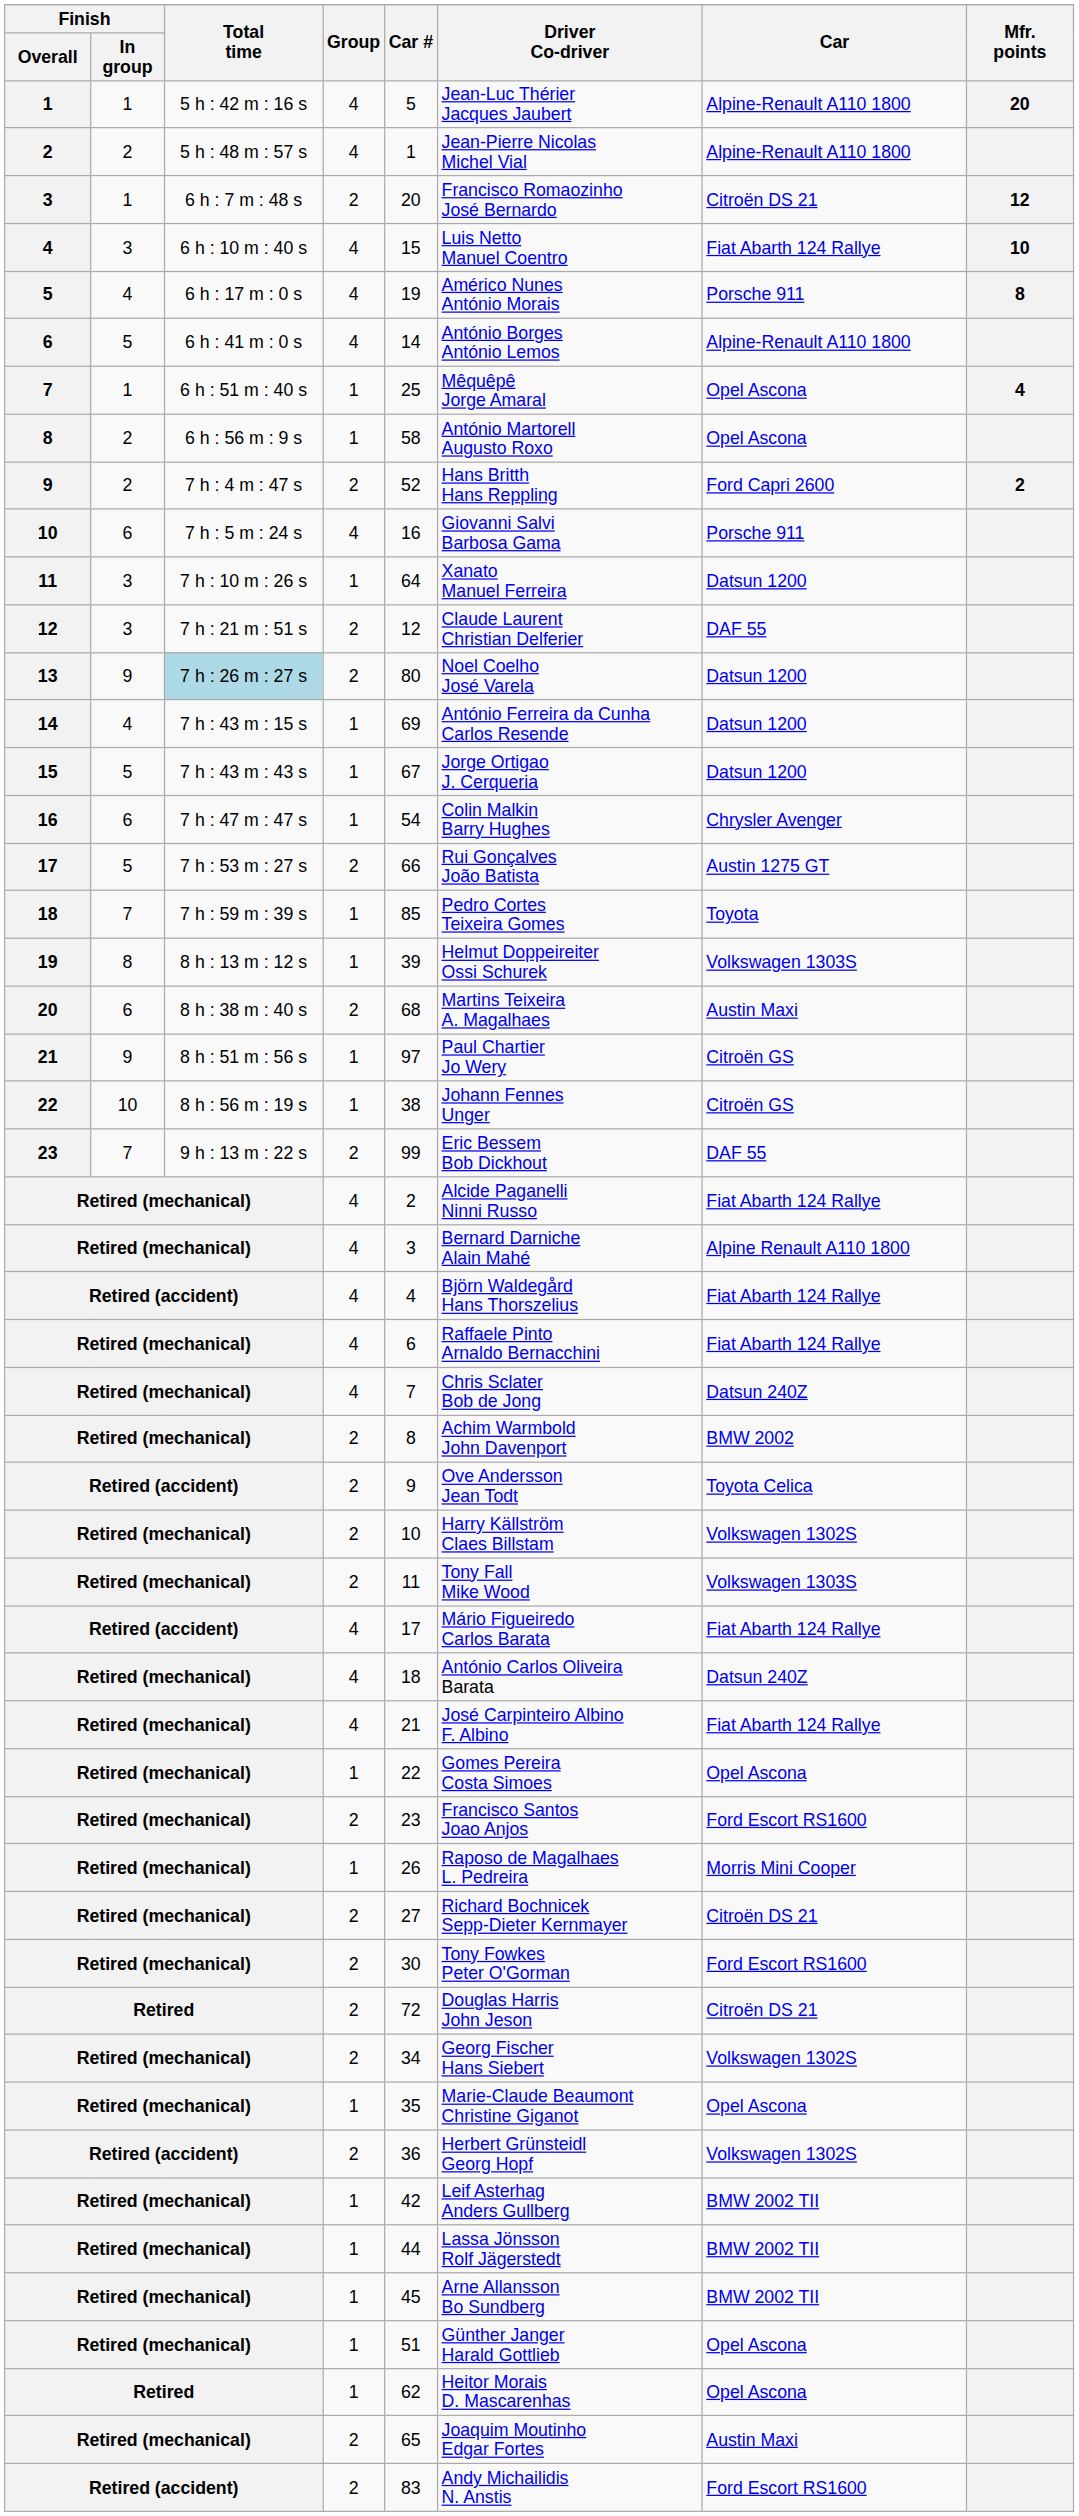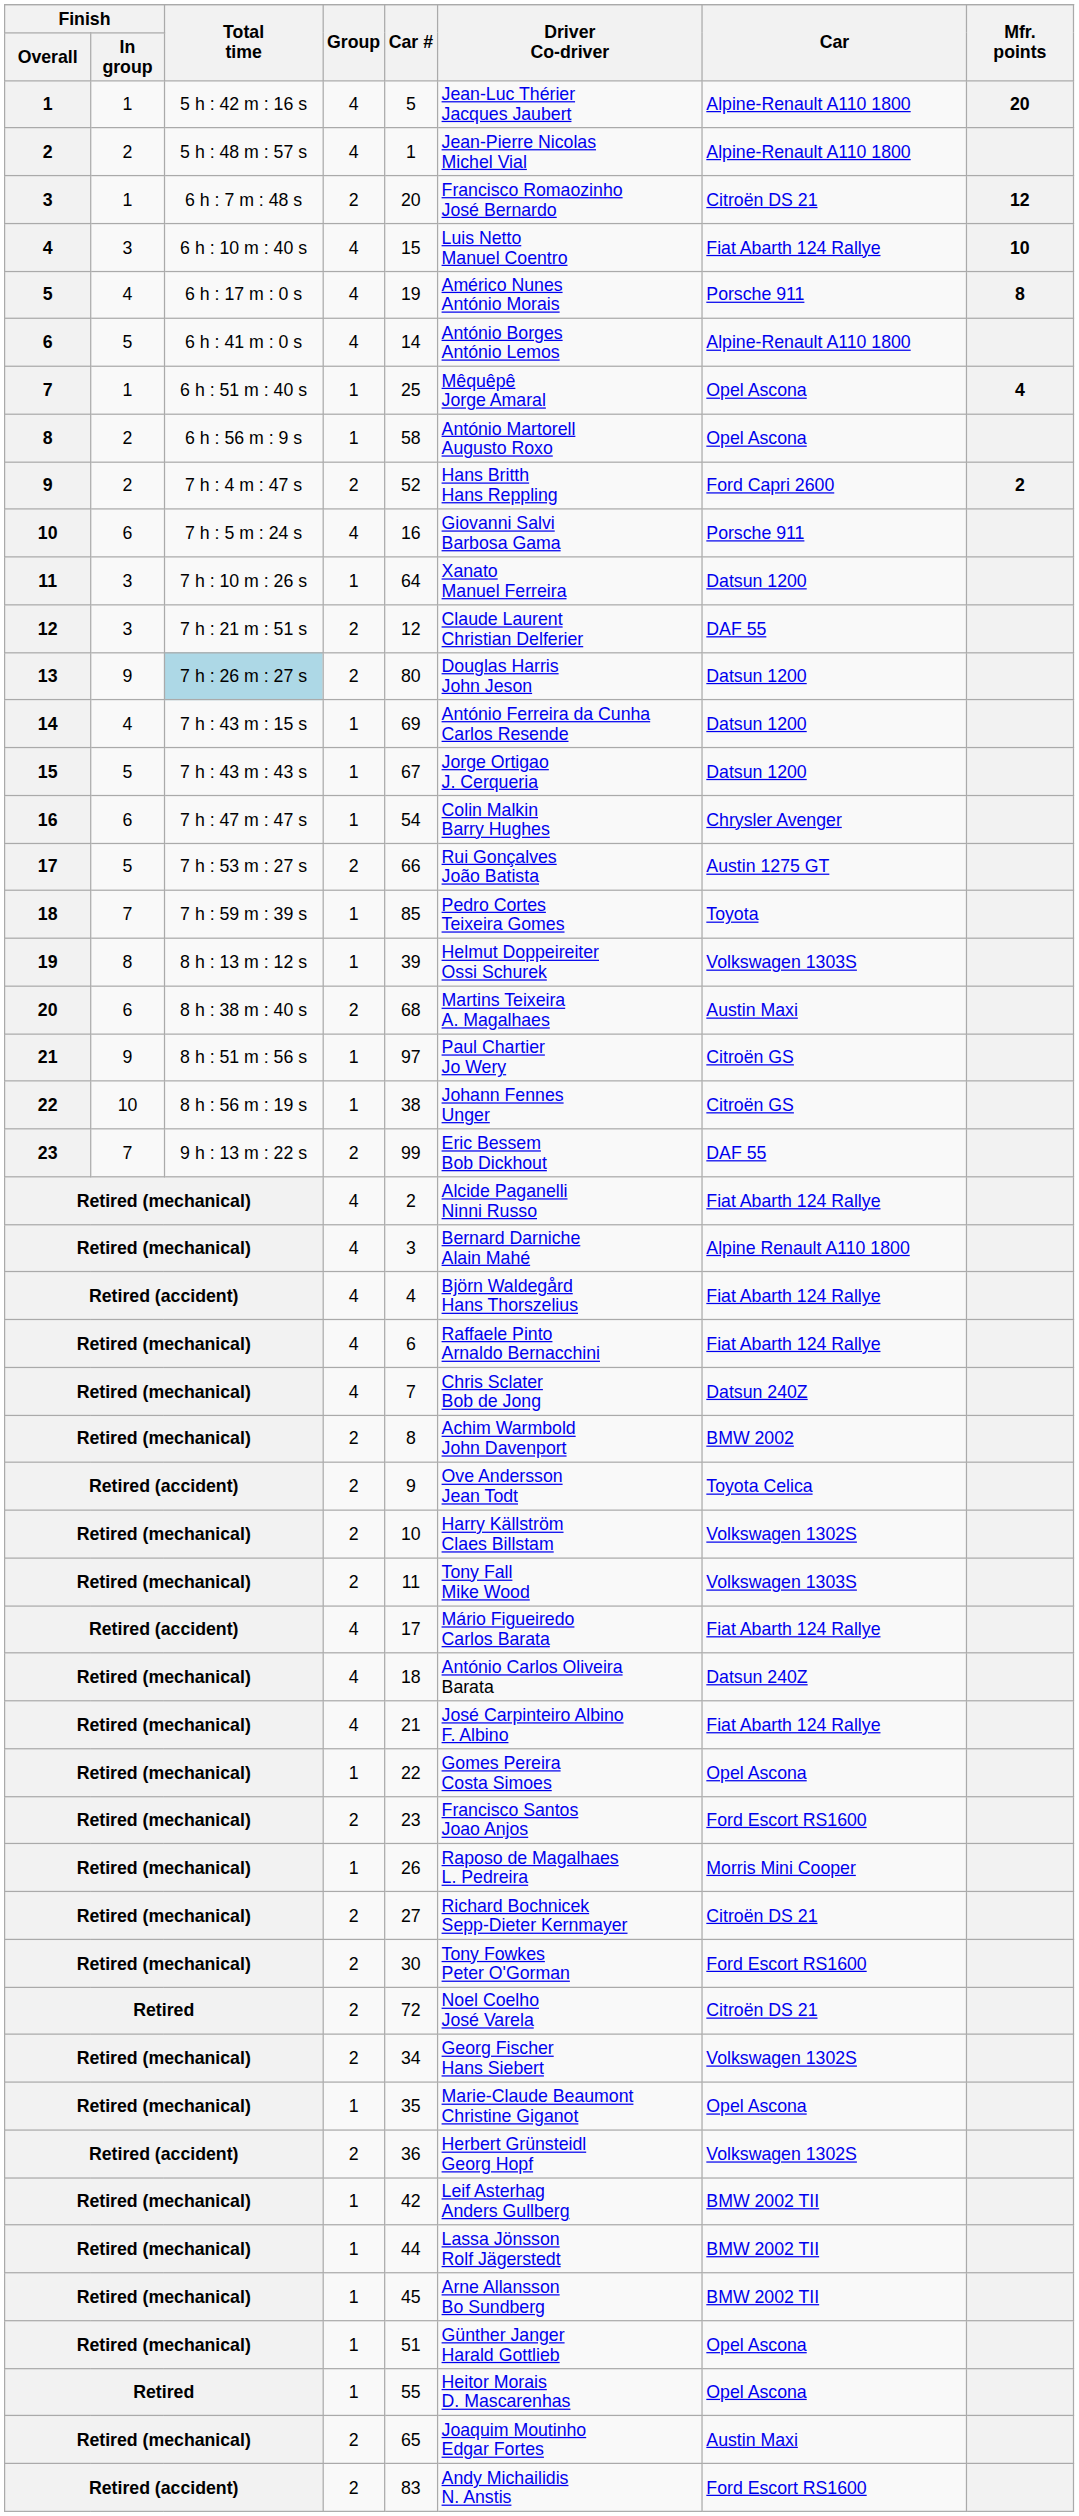(490, 676) Noel Coelho José Varela -> (500, 676) Douglas Harris John Jeson
(500, 2011) Douglas Harris John Jeson -> (490, 2011) Noel Coelho José Varela
(411, 2392) 62 -> (411, 2392) 55
